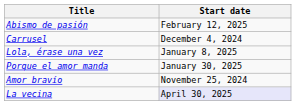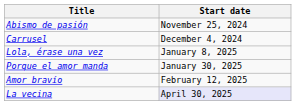(204, 25) February 12, 2025 -> (204, 25) November 25, 2024
(204, 80) November 25, 2024 -> (204, 80) February 12, 2025
